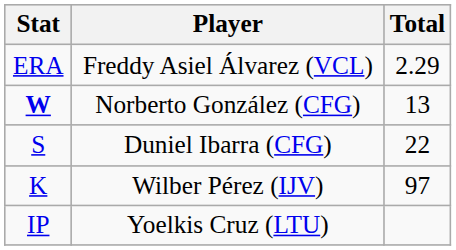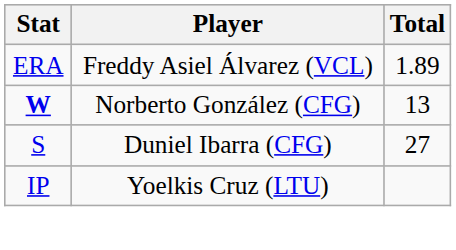(417, 64) 2.29 -> (417, 64) 1.89
(417, 144) 22 -> (417, 144) 27
- row: (228, 184)
